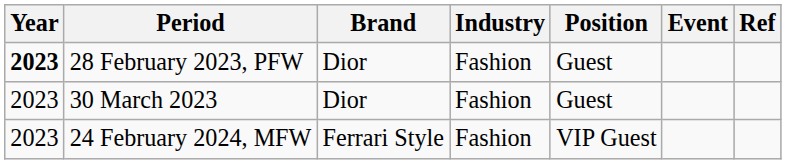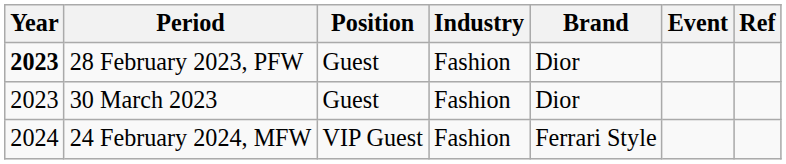columns swapped: (383, 23) <-> (606, 23)
(34, 138) 2023 -> (34, 138) 2024
